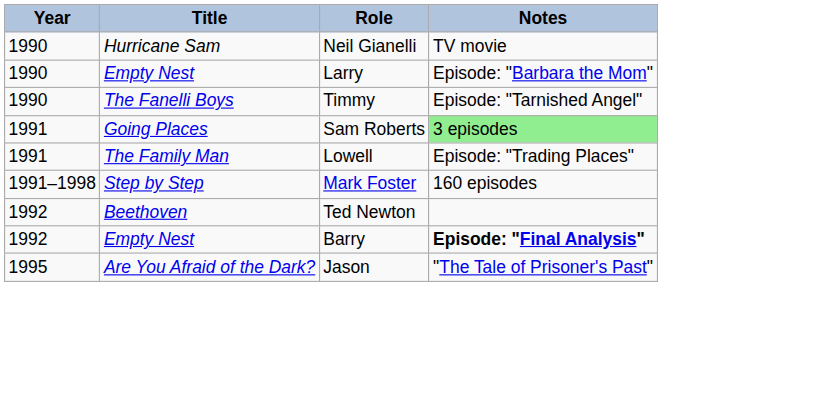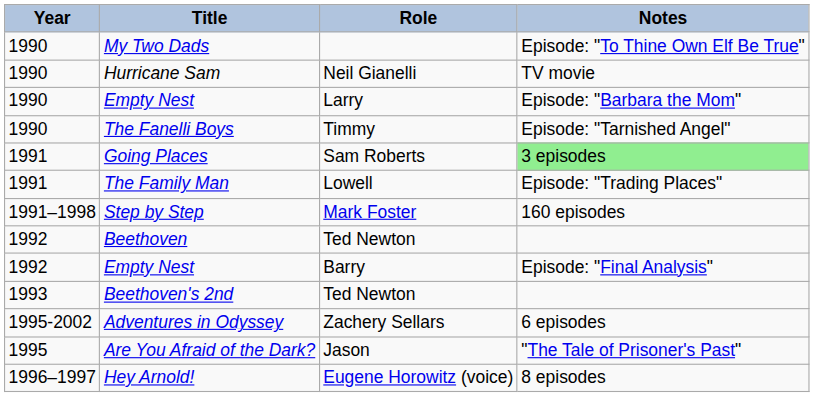+ row: (157, 45)
(539, 239) bold -> (617, 267) normal
+ row: (169, 294)
+ row: (194, 322)
+ row: (149, 377)
